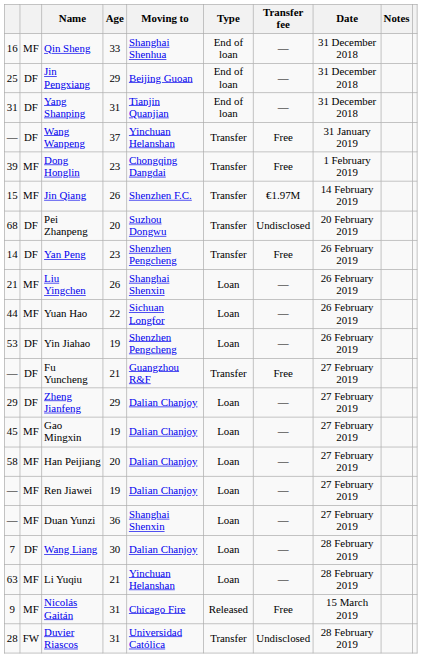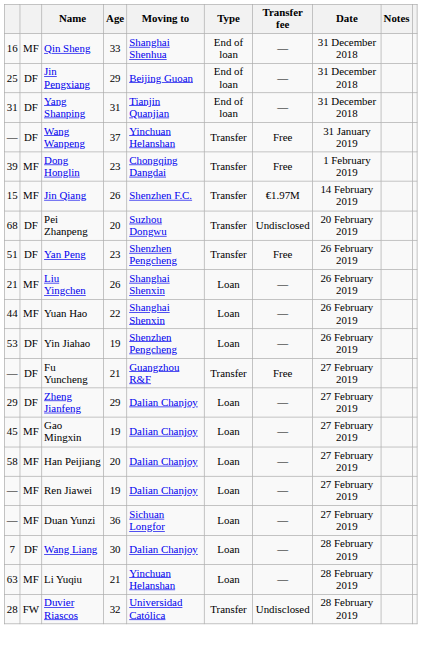(12, 255) 14 -> (12, 255) 51
(147, 314) Sichuan Longfor -> (149, 314) Shanghai Shenxin
(149, 520) Shanghai Shenxin -> (147, 520) Sichuan Longfor
- row: (61, 609)
(115, 638) 31 -> (115, 609) 32
